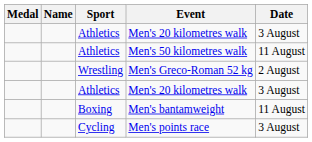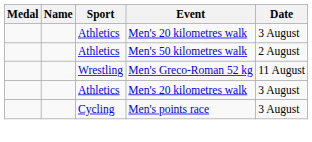(282, 52) 11 August -> (279, 52) 2 August
(279, 71) 2 August -> (282, 71) 11 August
- row: (95, 109)
